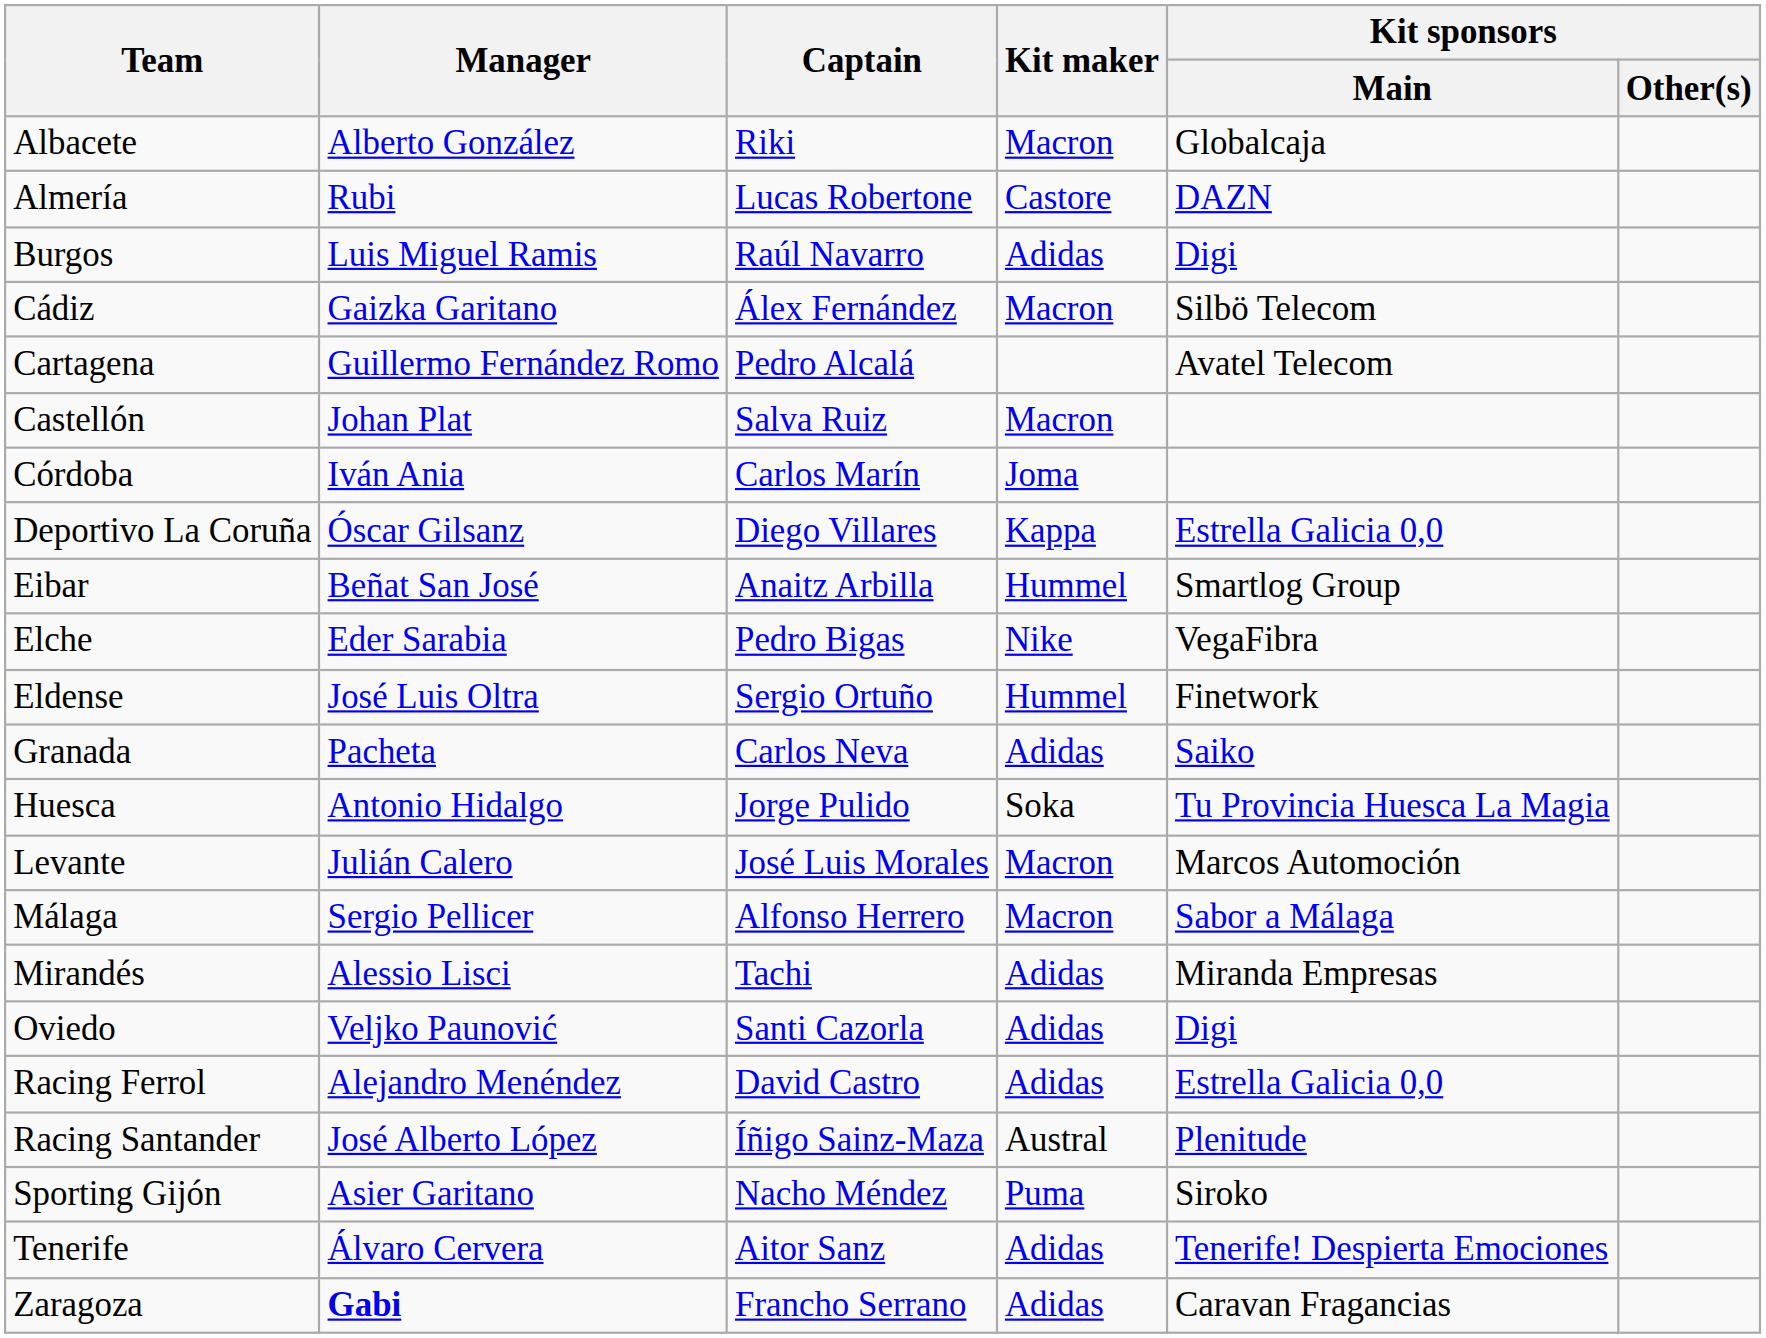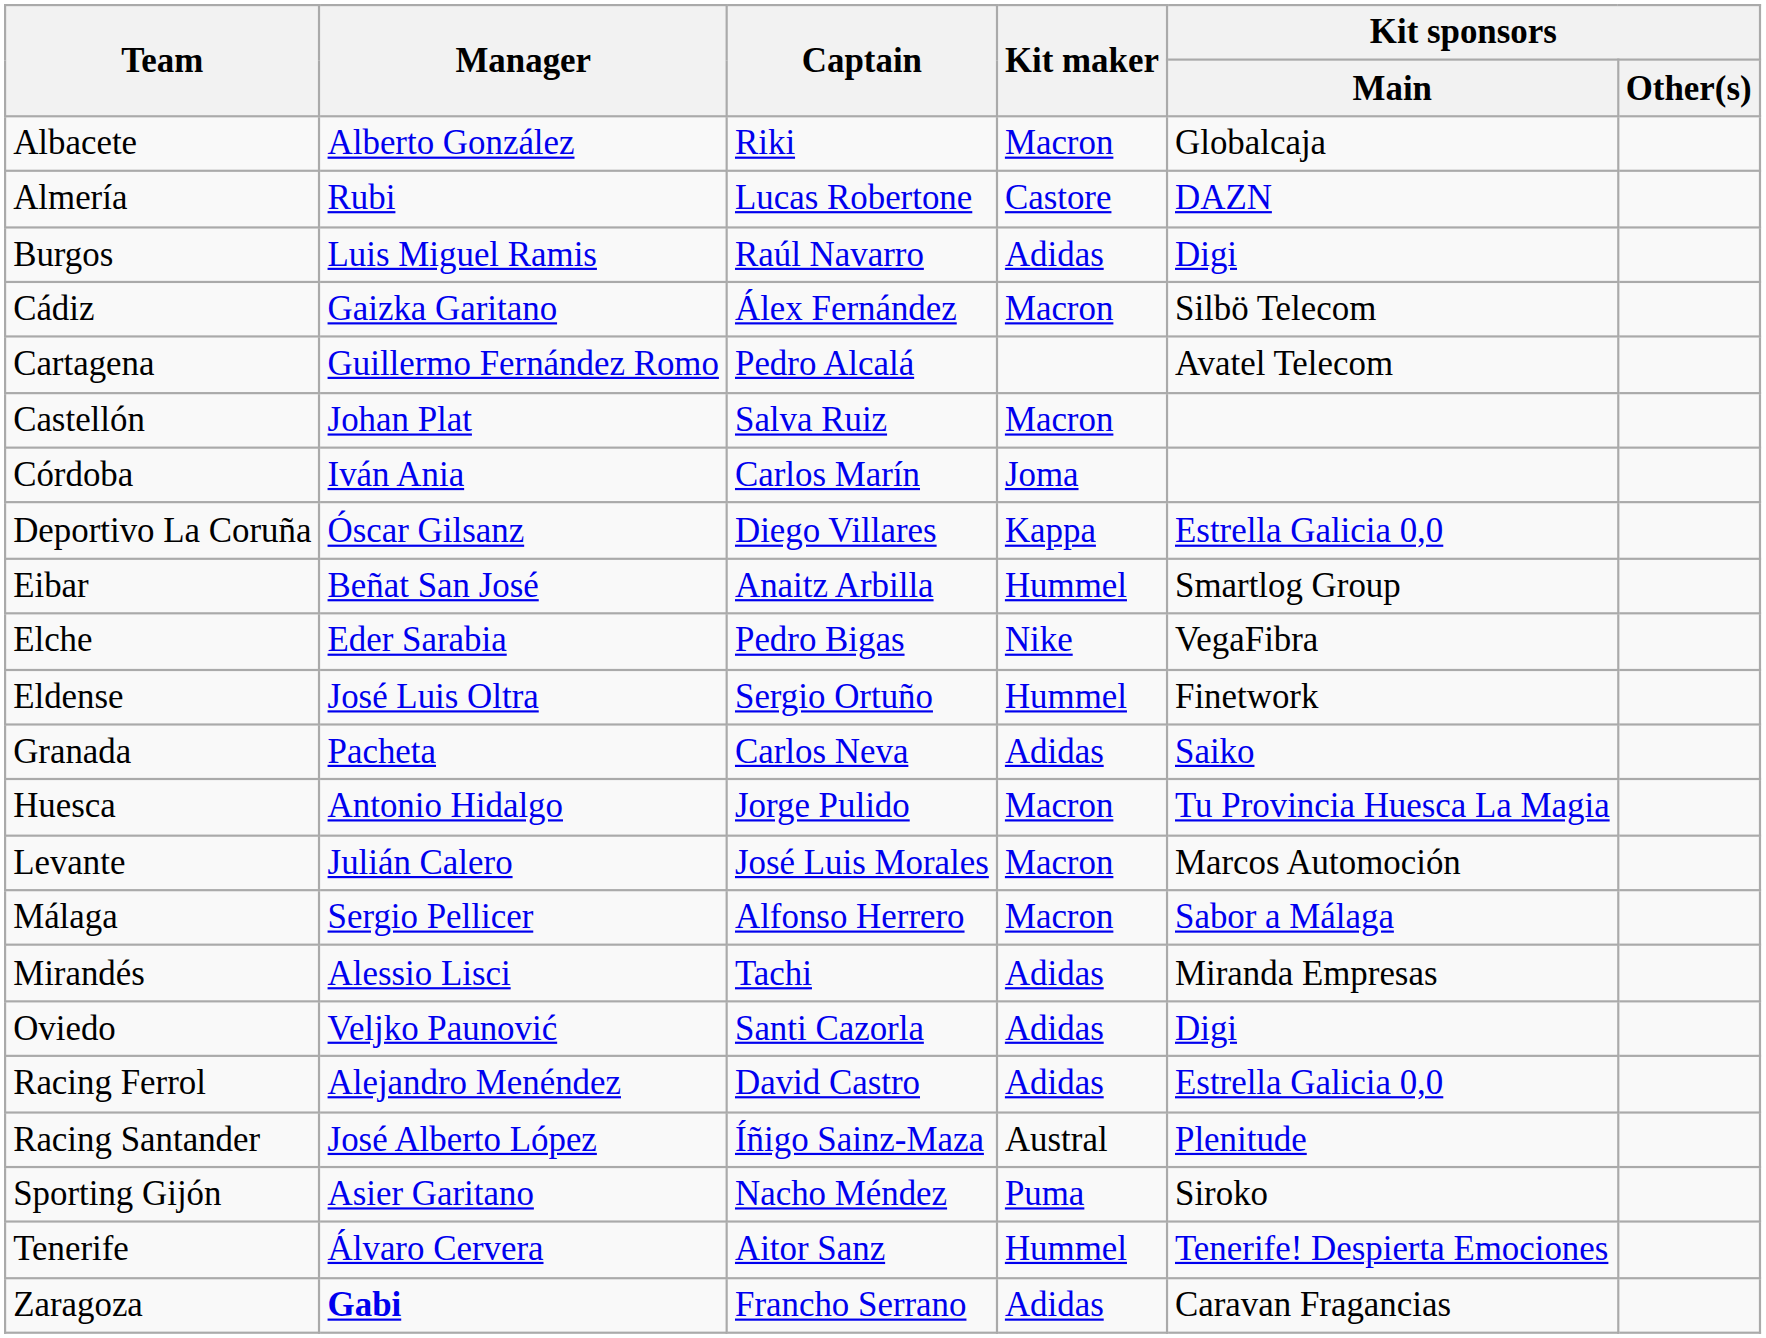(1040, 806) Soka -> (1059, 806) Macron
(1054, 1249) Adidas -> (1066, 1249) Hummel
